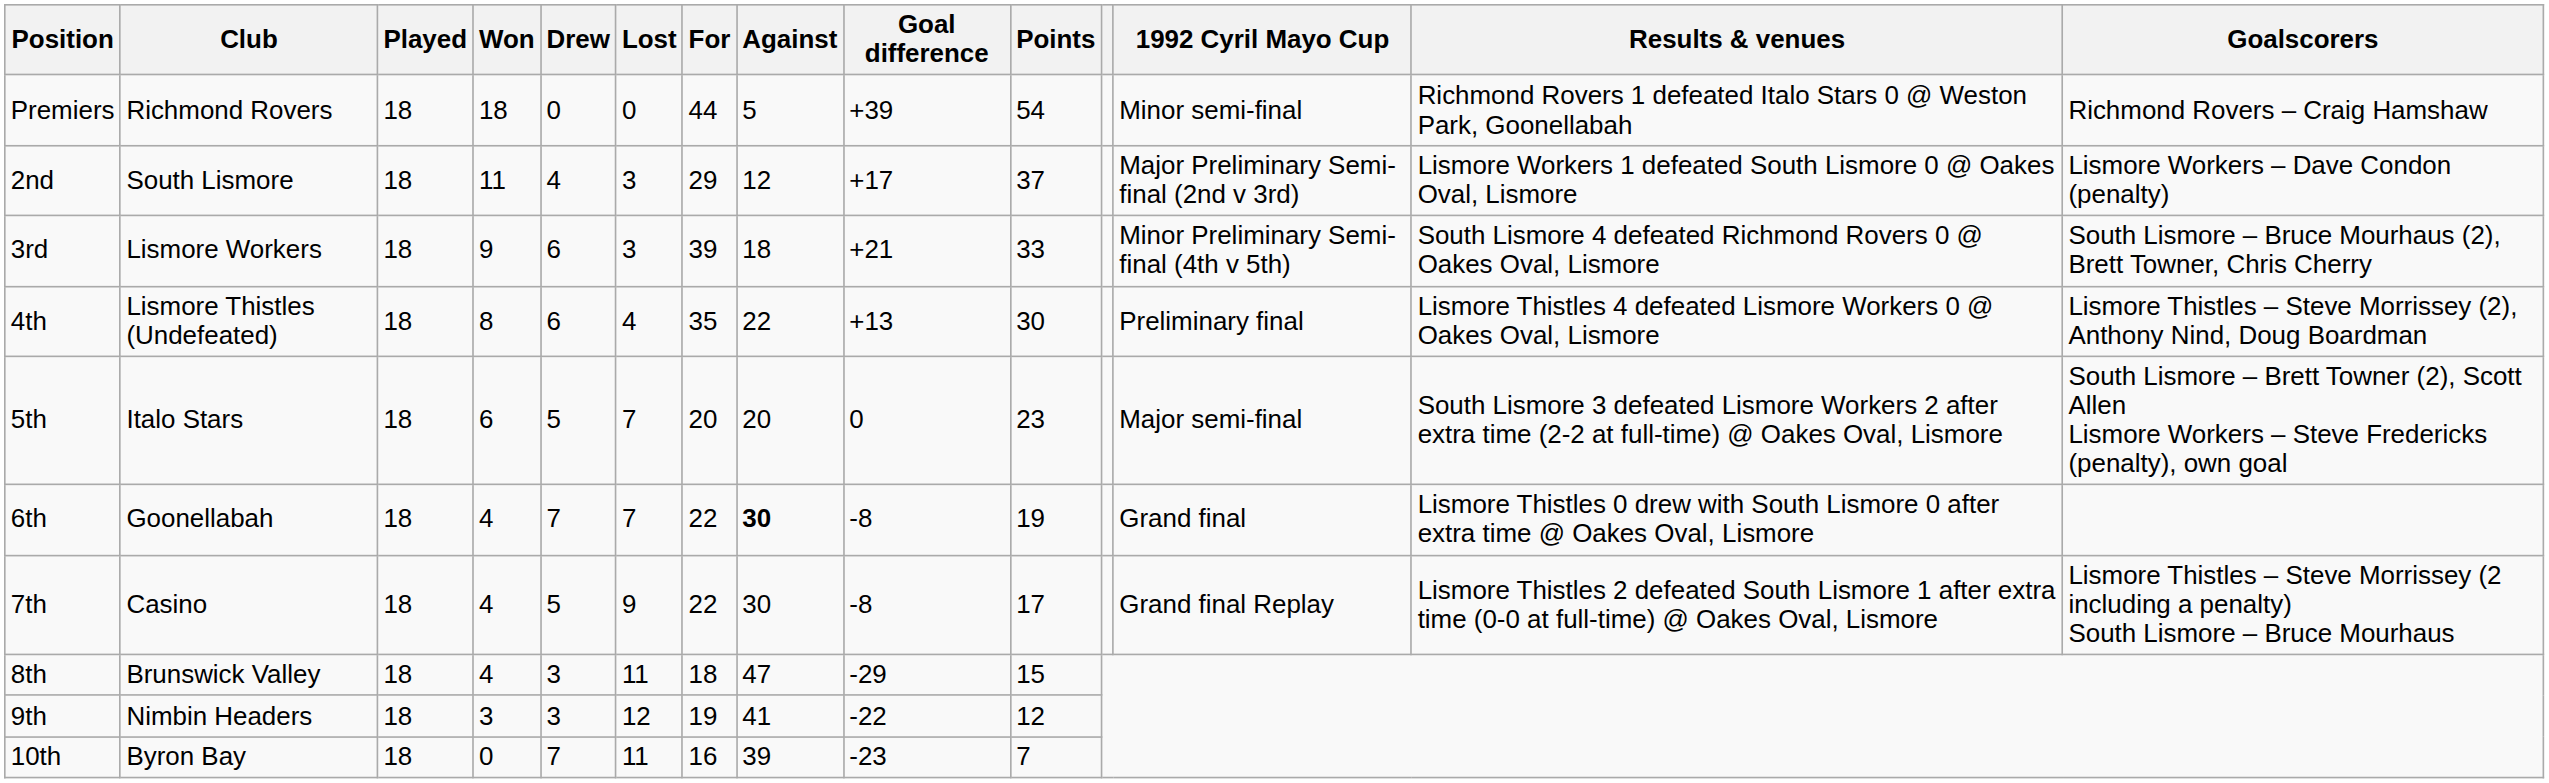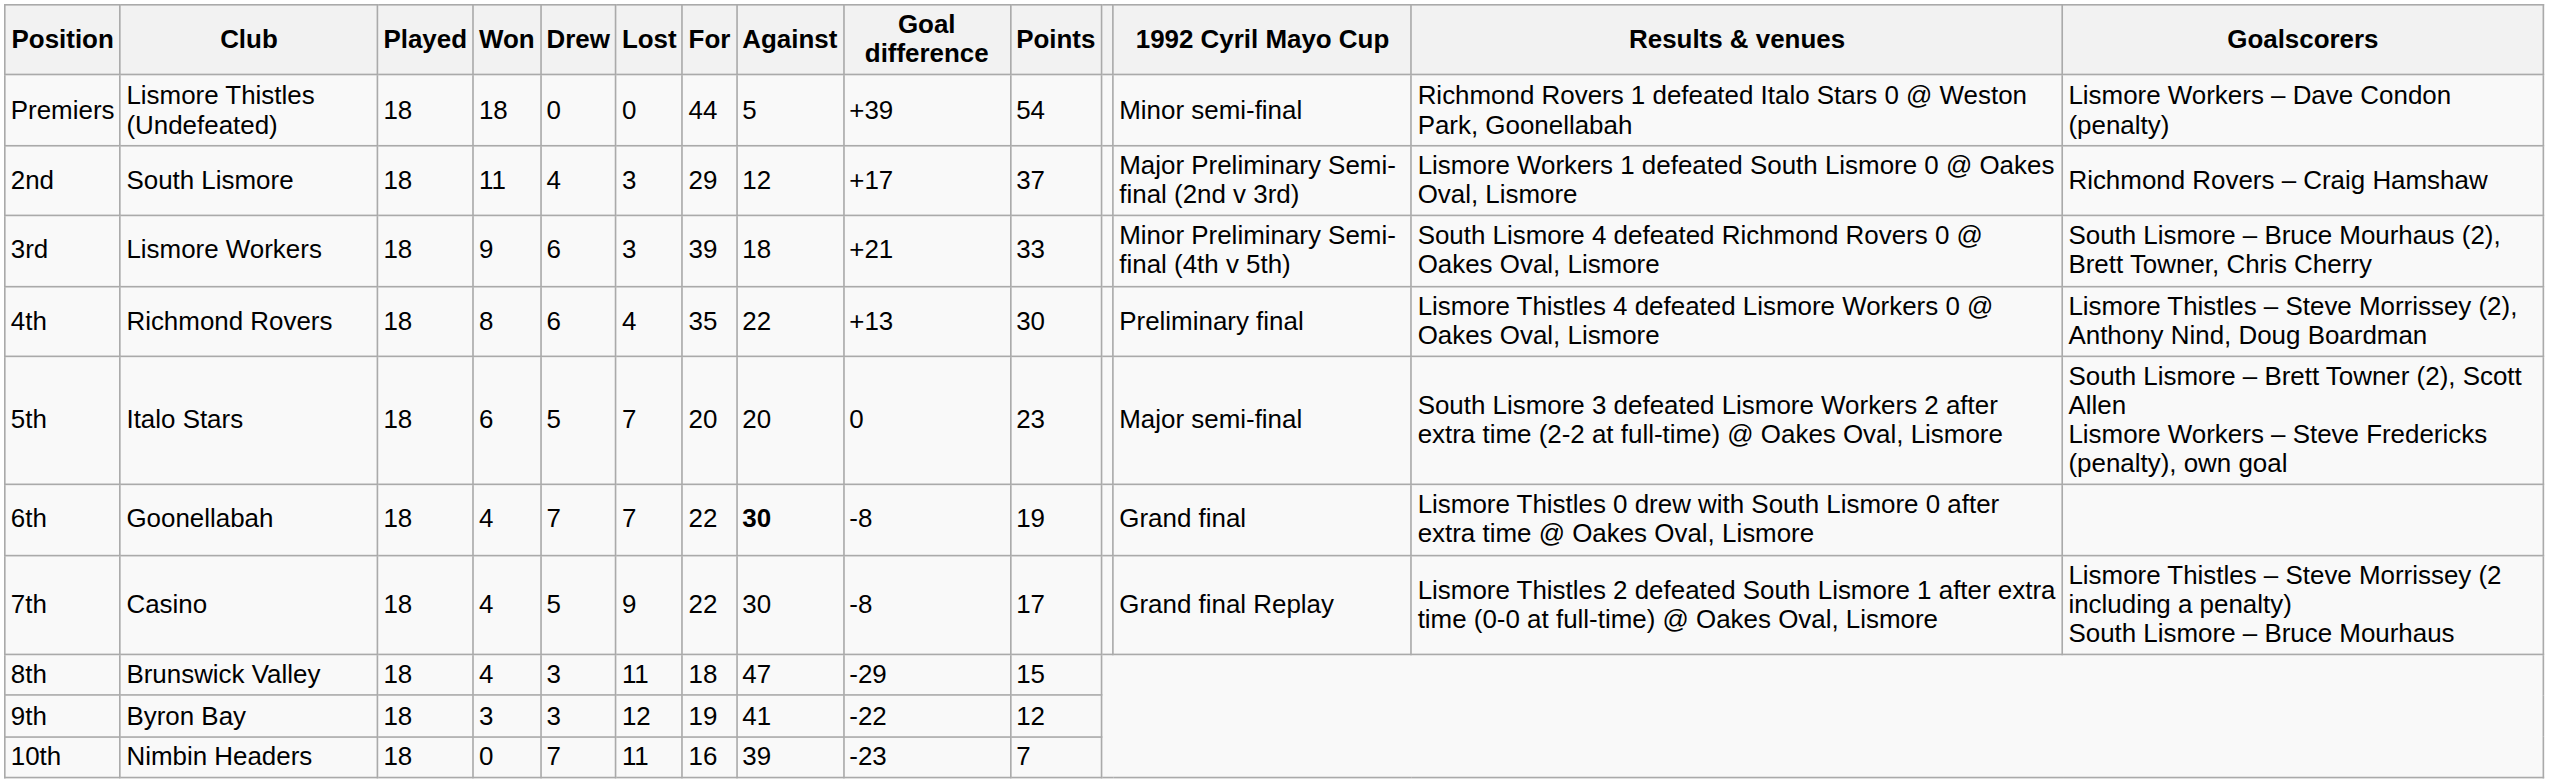(229, 109) Richmond Rovers -> (221, 109) Lismore Thistles (Undefeated)
(2278, 109) Richmond Rovers – Craig Hamshaw -> (2260, 109) Lismore Workers – Dave Condon (penalty)
(2260, 180) Lismore Workers – Dave Condon (penalty) -> (2278, 180) Richmond Rovers – Craig Hamshaw
(221, 320) Lismore Thistles (Undefeated) -> (229, 320) Richmond Rovers
(219, 715) Nimbin Headers -> (186, 715) Byron Bay
(186, 756) Byron Bay -> (219, 756) Nimbin Headers
